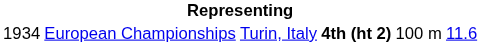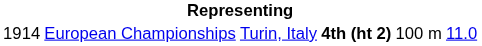(22, 33) 1934 -> (22, 33) 1914
(462, 33) 11.6 -> (462, 33) 11.0
